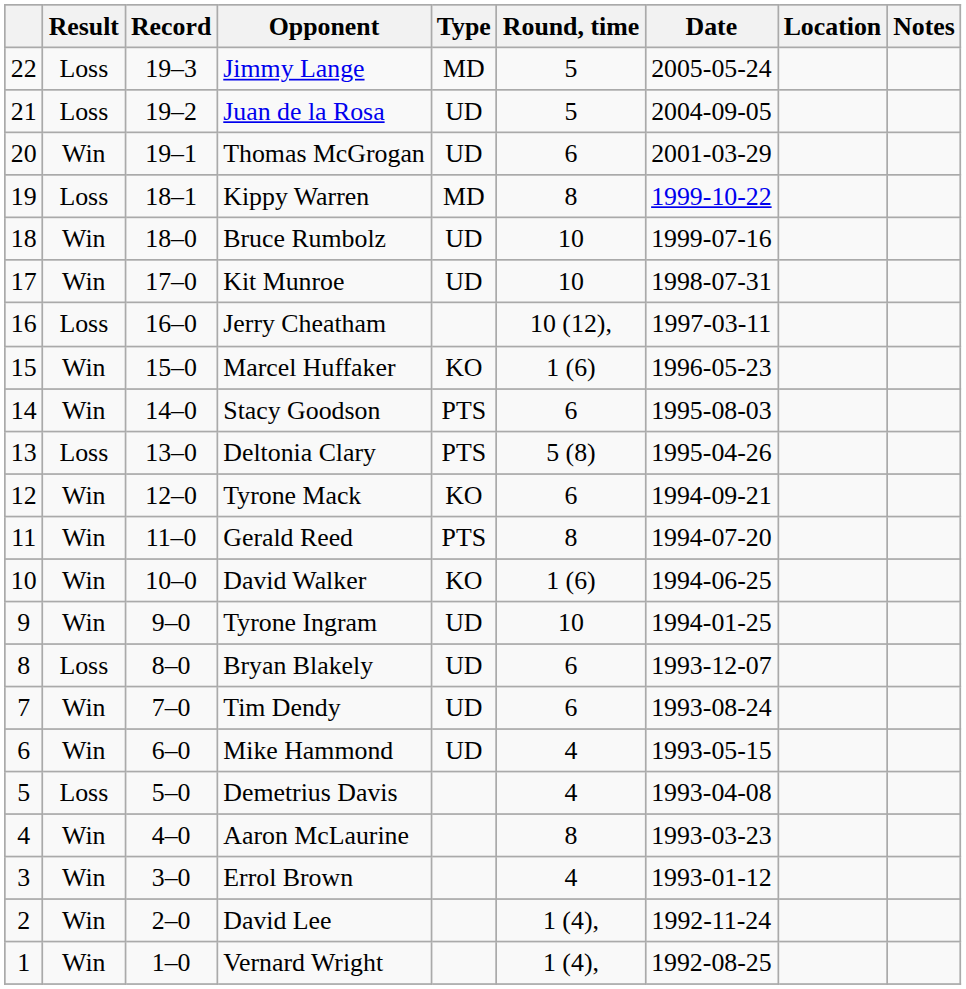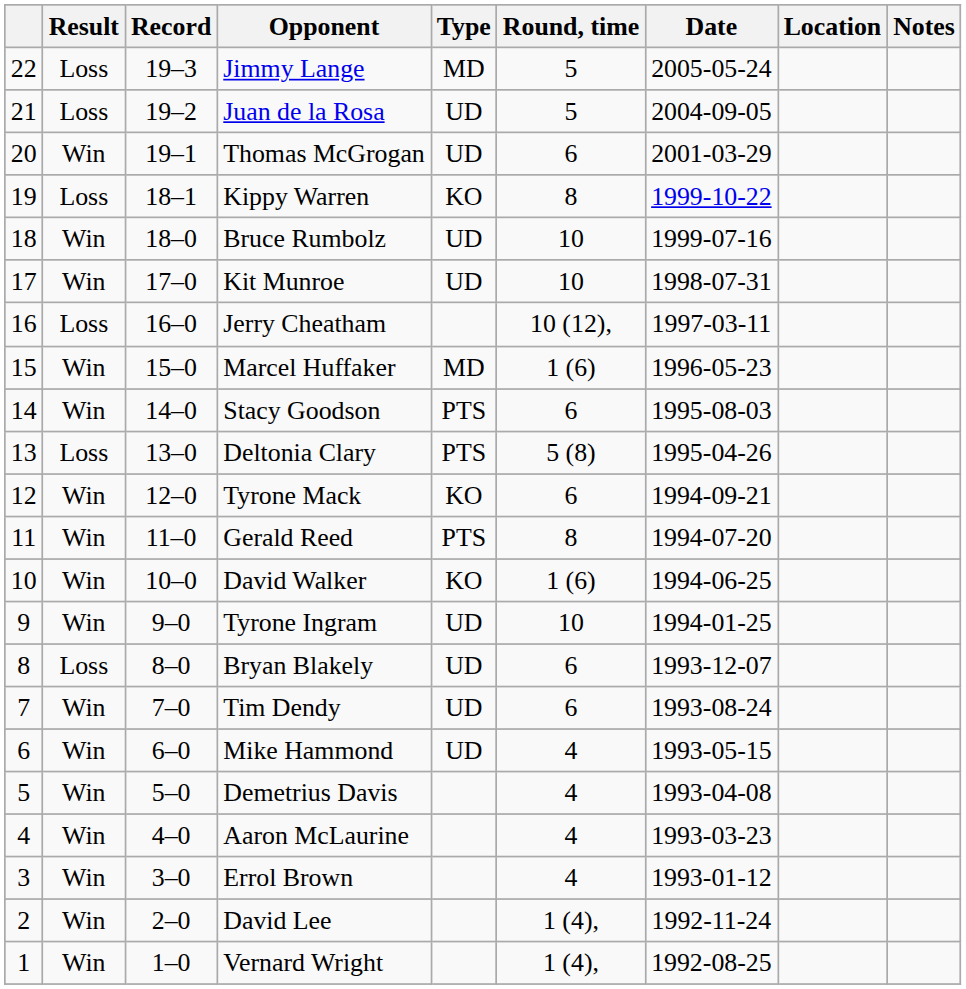(464, 196) MD -> (464, 196) KO
(464, 366) KO -> (464, 366) MD
(84, 792) Loss -> (84, 792) Win
(571, 835) 8 -> (571, 835) 4
